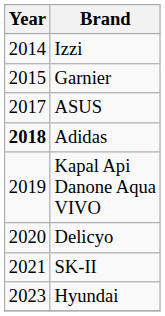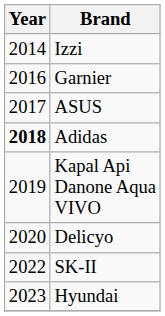(27, 78) 2015 -> (27, 78) 2016
(27, 267) 2021 -> (27, 267) 2022
